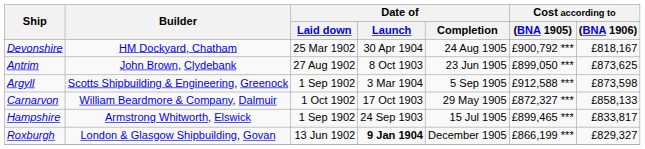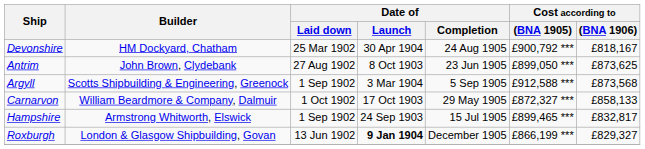(614, 83) £873,598 -> (614, 83) £873,568
(614, 118) £833,817 -> (614, 118) £832,817
